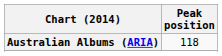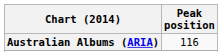(189, 42) 118 -> (189, 42) 116
